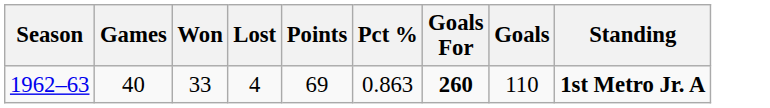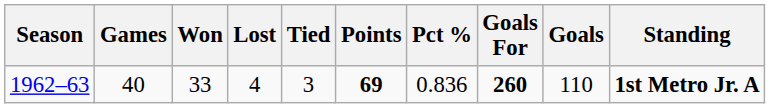+ column: (309, 35)
(317, 84) normal -> (371, 84) bold
(388, 84) 0.863 -> (442, 84) 0.836
